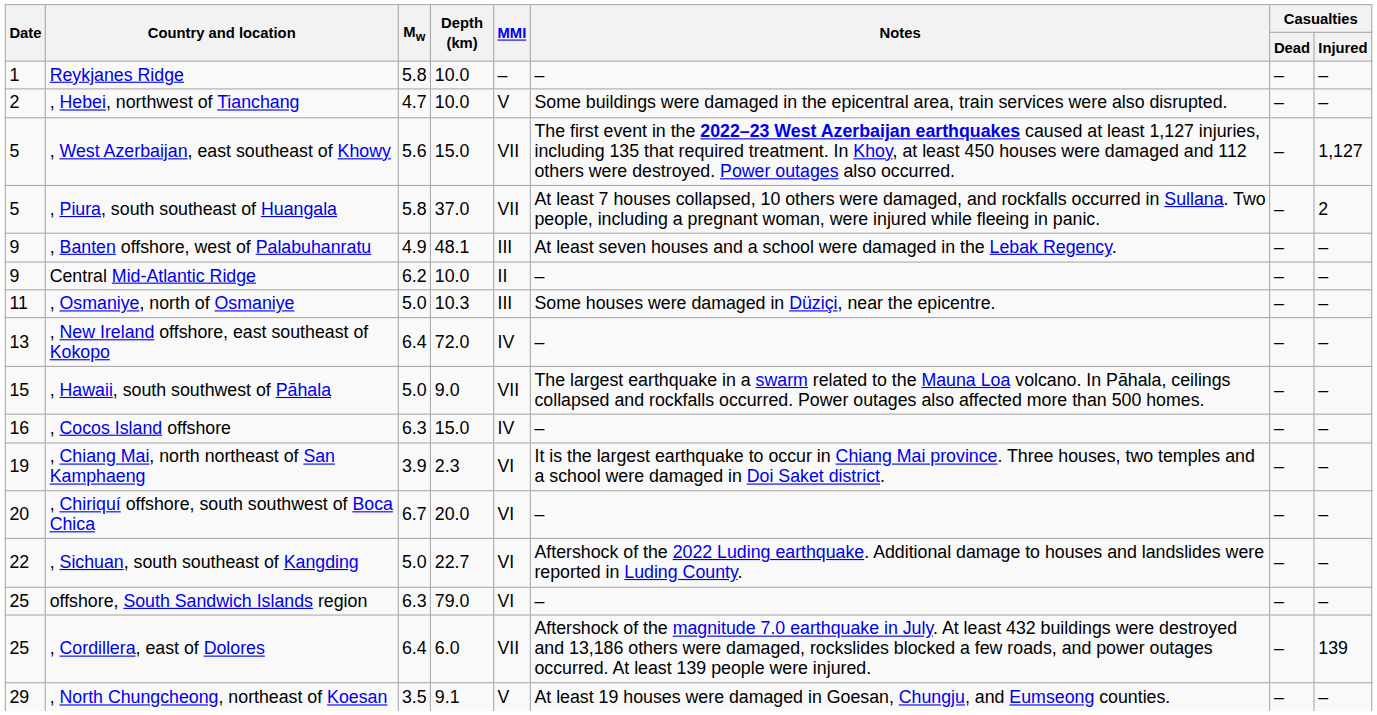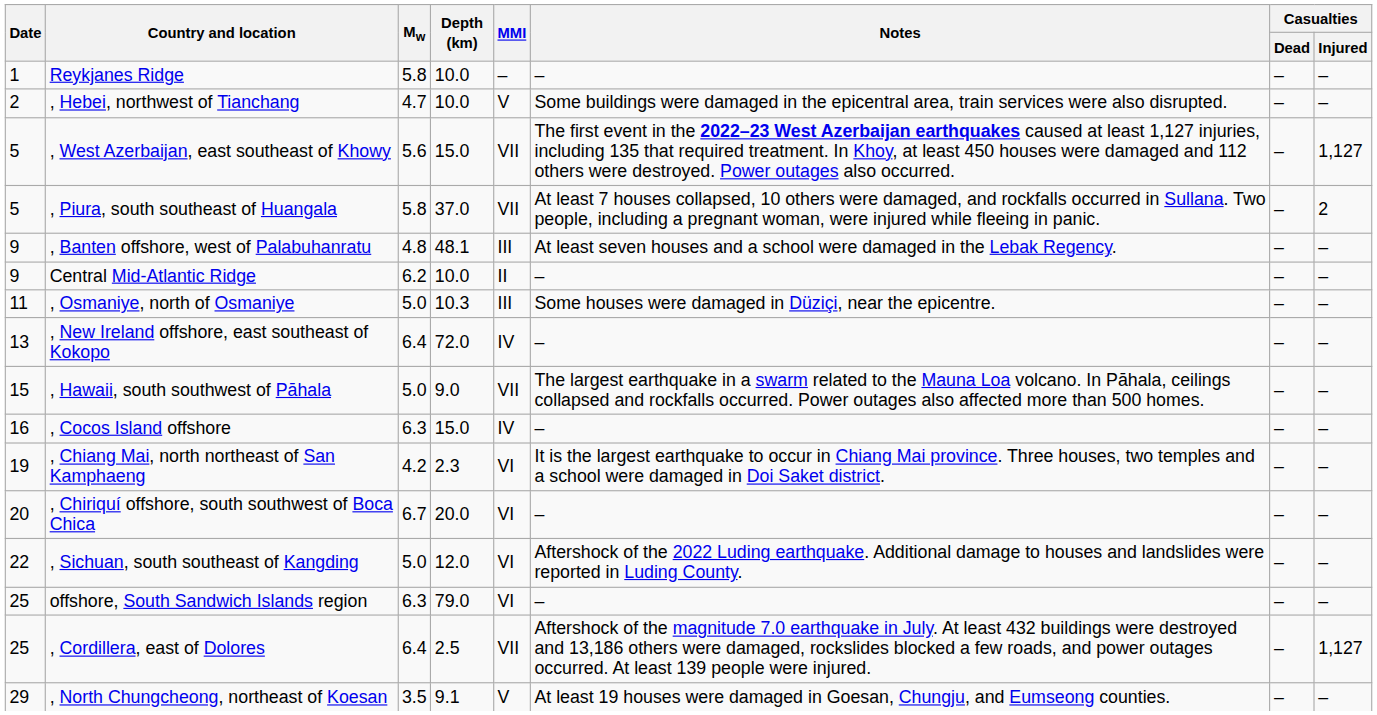(414, 247) 4.9 -> (414, 247) 4.8
(414, 466) 3.9 -> (414, 466) 4.2
(452, 562) 22.7 -> (452, 562) 12.0
(447, 649) 6.0 -> (447, 649) 2.5
(1333, 649) 139 -> (1341, 649) 1,127
